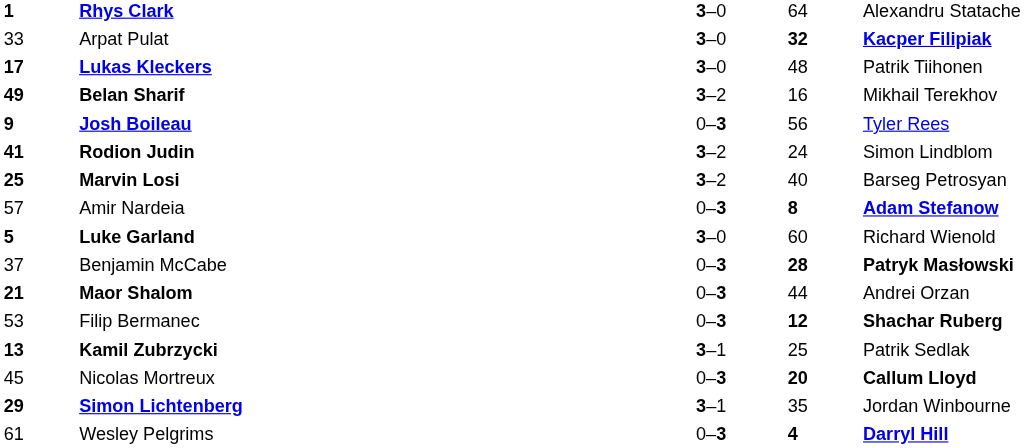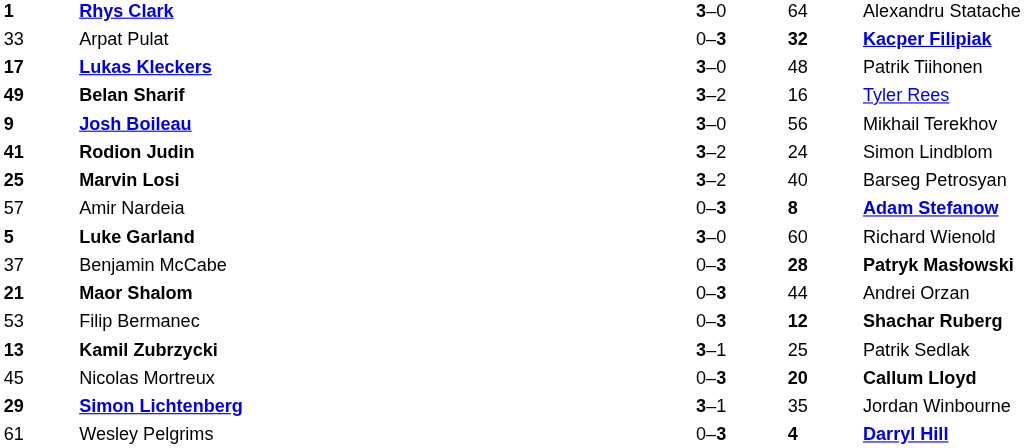(711, 39) 3–0 -> (711, 39) 0–3
(930, 95) Mikhail Terekhov -> (906, 95) Tyler Rees
(711, 123) 0–3 -> (711, 123) 3–0
(906, 123) Tyler Rees -> (930, 123) Mikhail Terekhov
